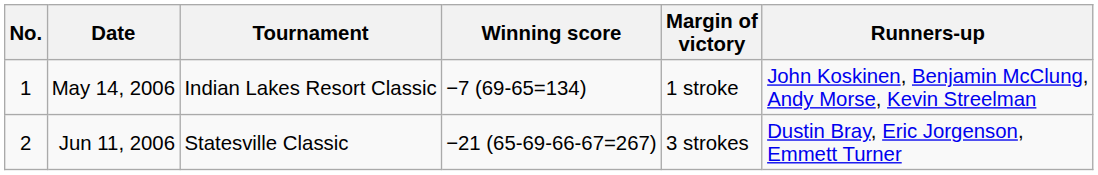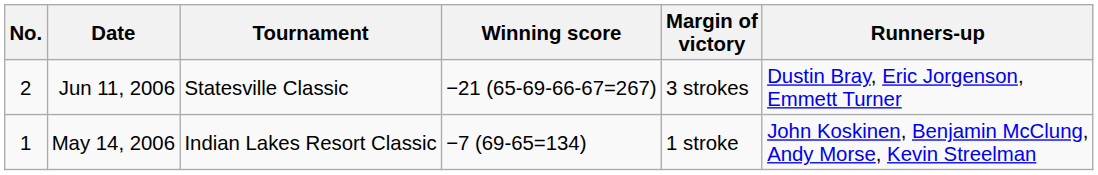rows swapped: (113, 87) <-> (117, 142)
